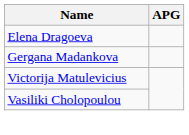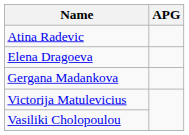+ row: (46, 36)
